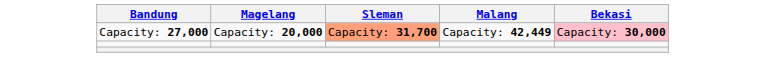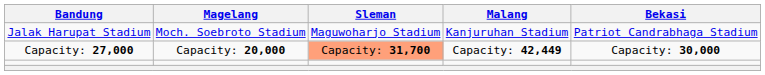+ row: (79, 32)
(611, 32) pink background -> (666, 51) no background
